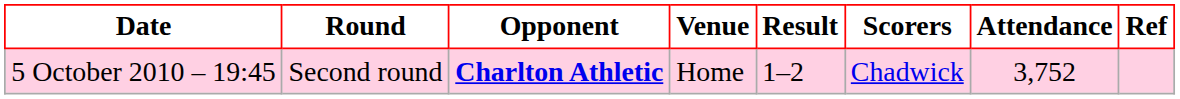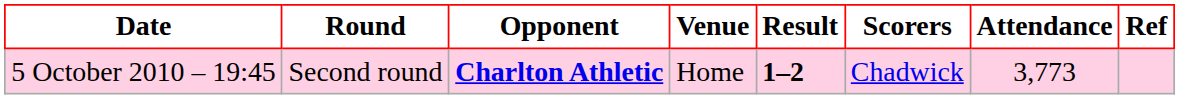(783, 70) normal -> (783, 70) bold
(1045, 70) 3,752 -> (1045, 70) 3,773
